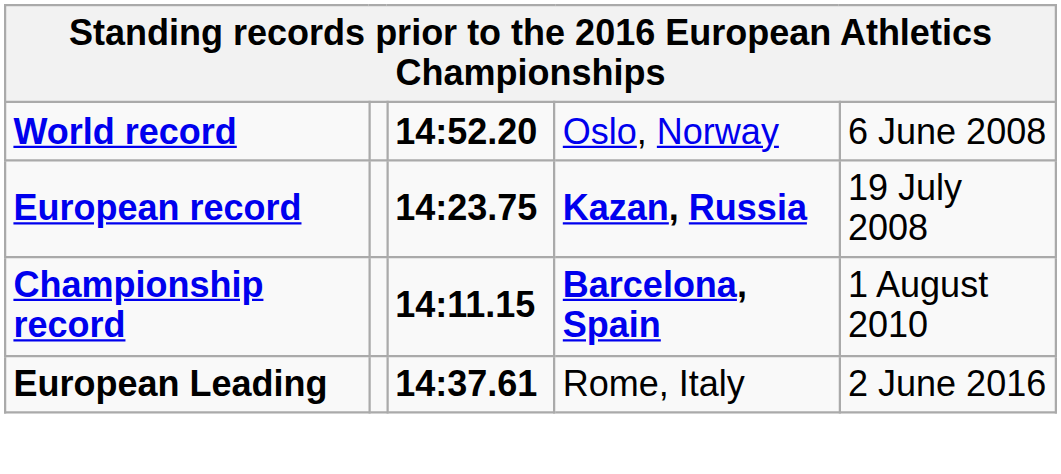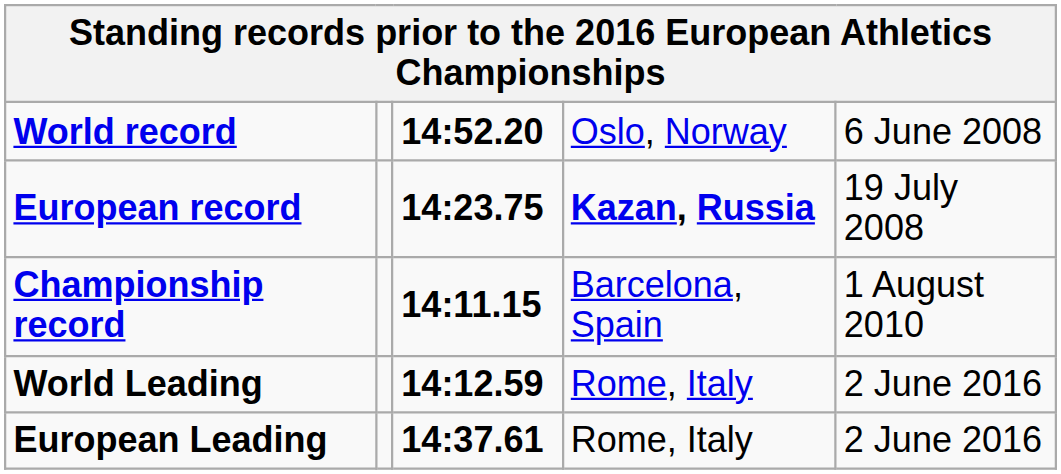(655, 305) bold -> (657, 305) normal
+ row: (138, 382)
